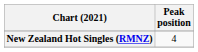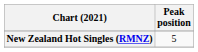(174, 39) 4 -> (174, 39) 5
